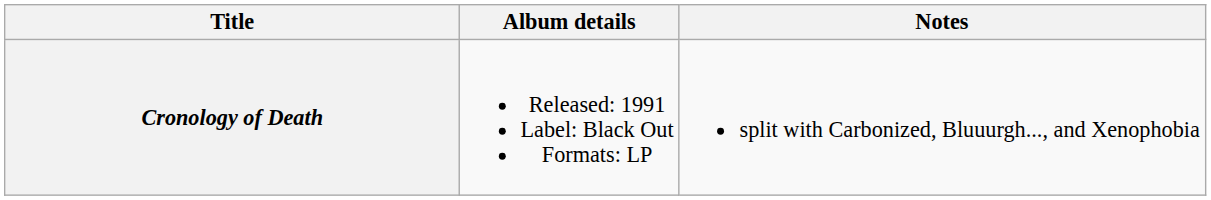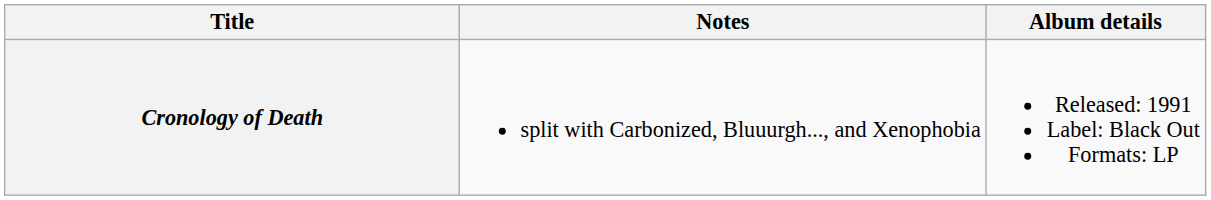columns swapped: (569, 22) <-> (942, 22)
